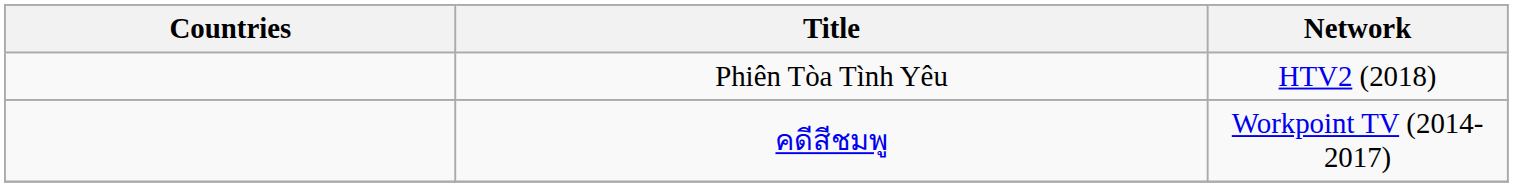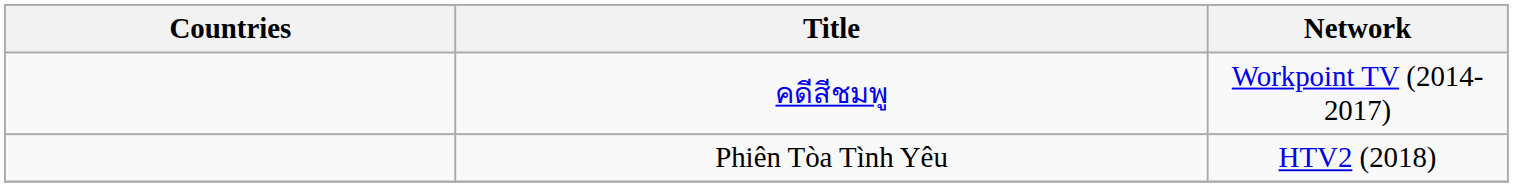rows swapped: (832, 140) <-> (831, 76)
